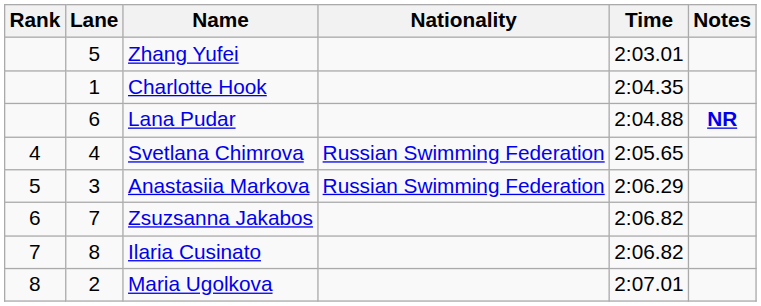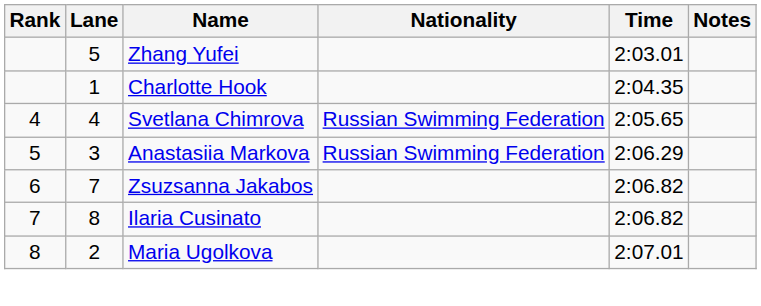- row: (182, 119)
